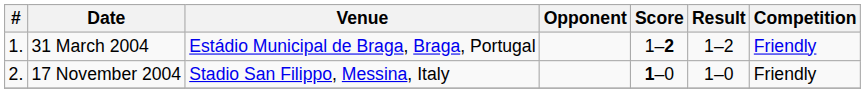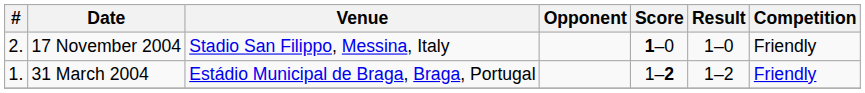rows swapped: (90, 46) <-> (106, 74)
